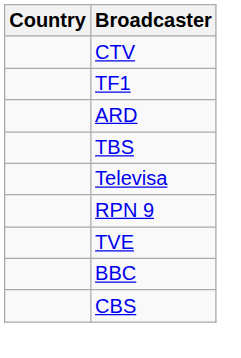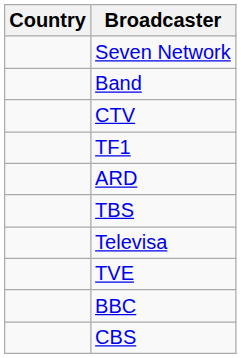+ row: (163, 52)
+ row: (118, 83)
- row: (125, 210)
